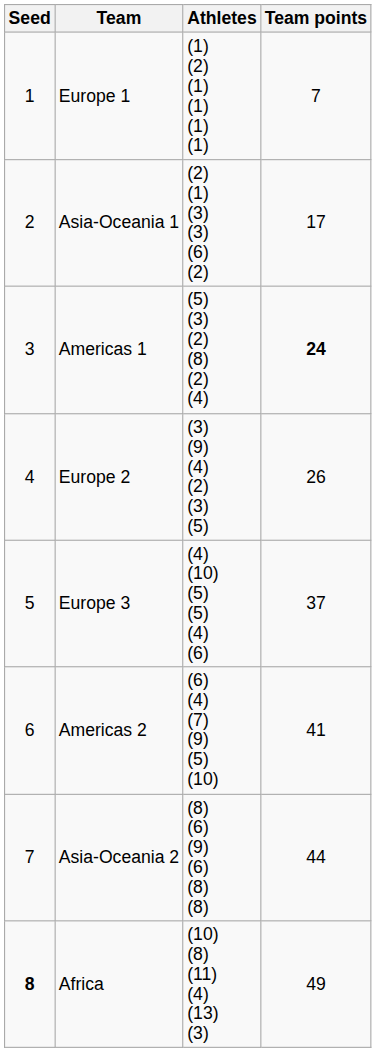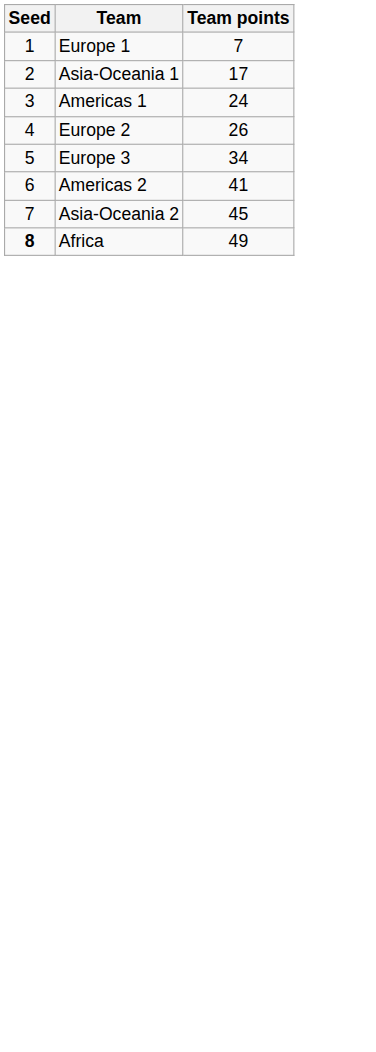- column: (222, 18)
(316, 349) bold -> (238, 102) normal
(316, 603) 37 -> (238, 158) 34
(316, 857) 44 -> (238, 213) 45
